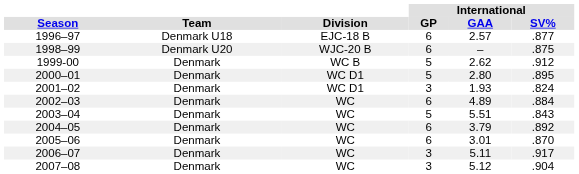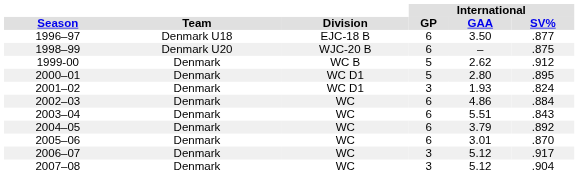(480, 36) 2.57 -> (480, 36) 3.50
(480, 101) 4.89 -> (480, 101) 4.86
(429, 114) 5 -> (429, 114) 6
(480, 153) 5.11 -> (480, 153) 5.12
